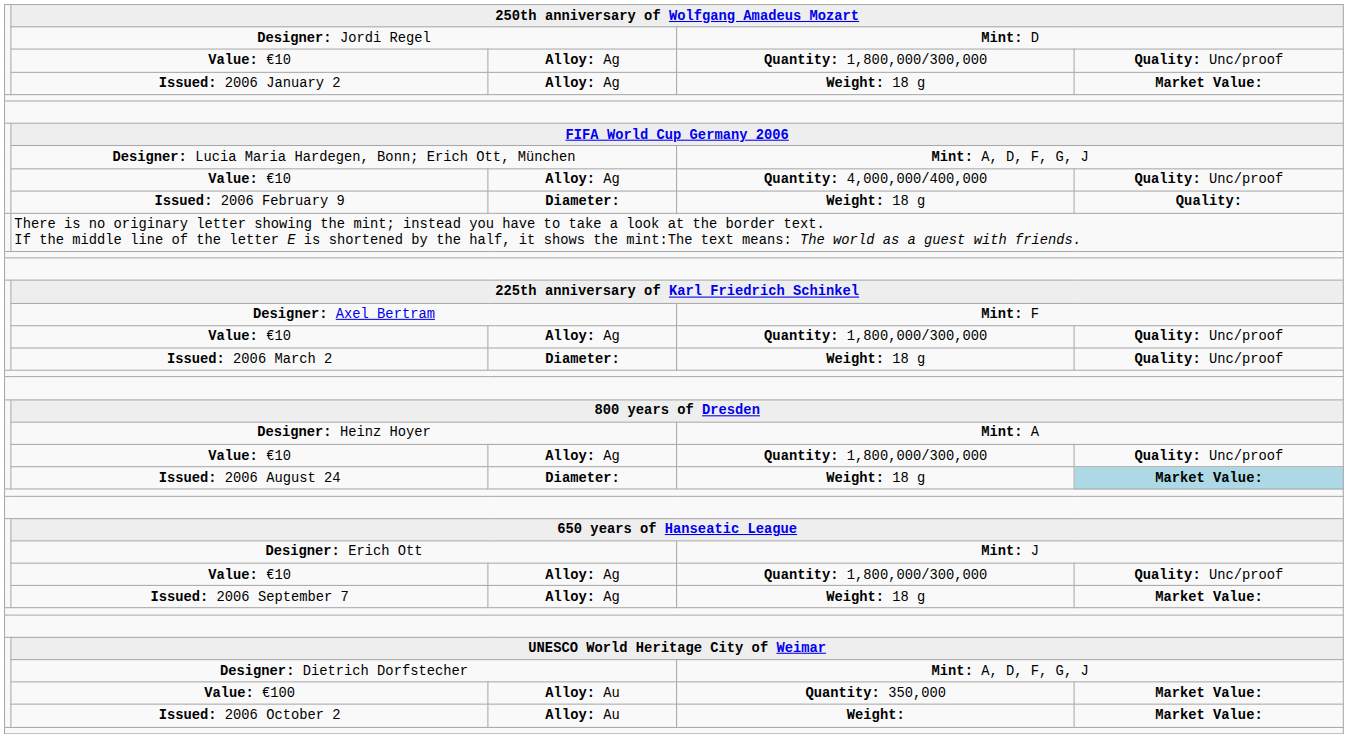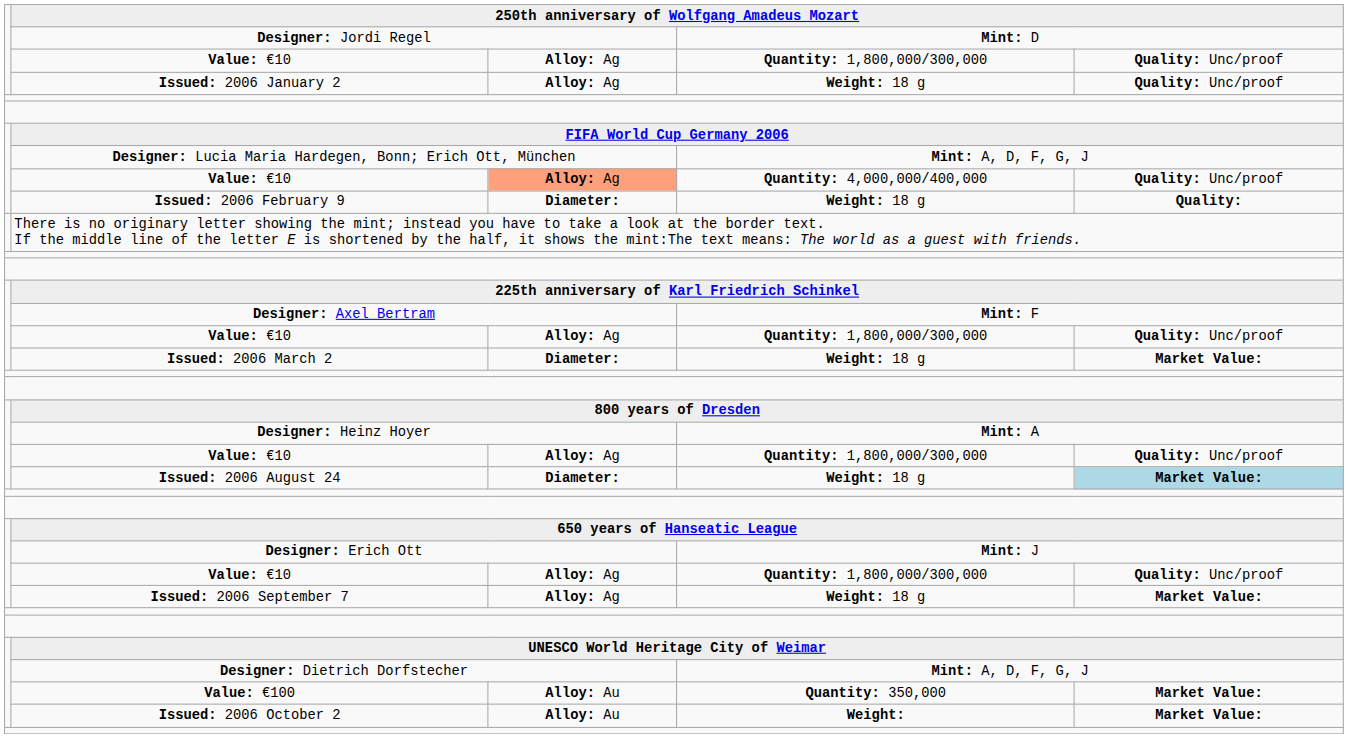(1209, 83) Market Value: -> (1209, 83) Quality: Unc/proof
(583, 180) no background -> (583, 180) lightsalmon background
(1209, 359) Quality: Unc/proof -> (1209, 359) Market Value:
